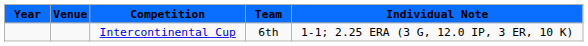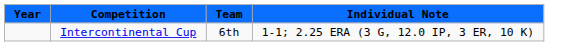- column: (70, 14)
